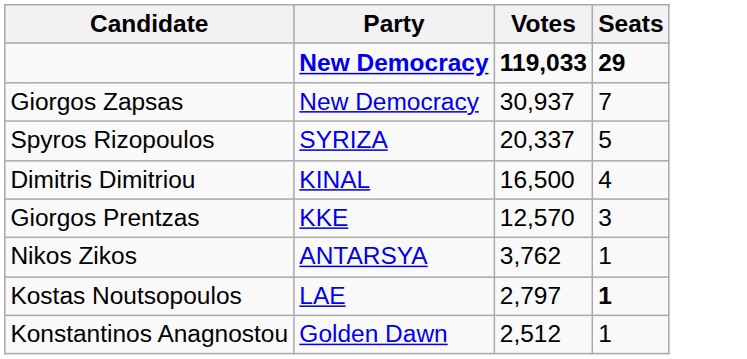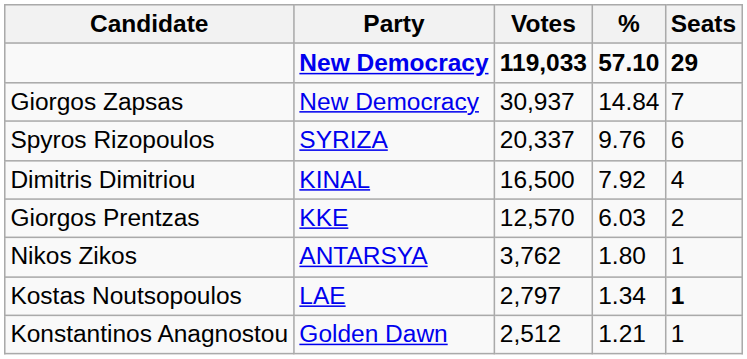+ column: (629, 23)
(605, 140) 5 -> (678, 140) 6
(605, 218) 3 -> (678, 218) 2
